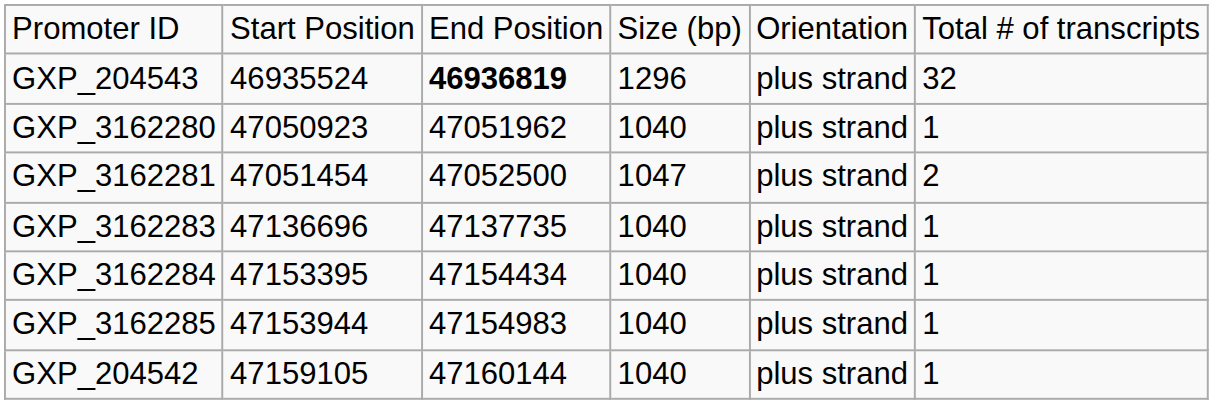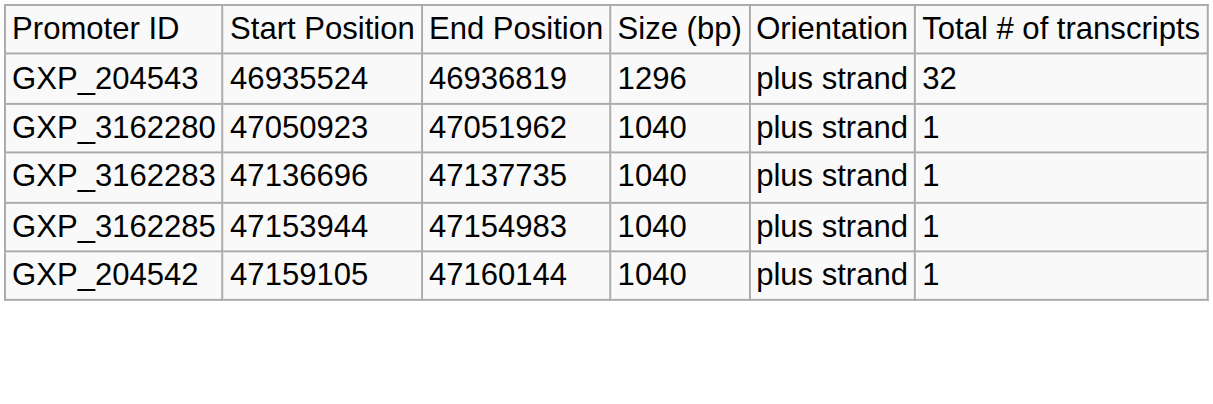(498, 78) bold -> (498, 78) normal
- row: (114, 176)
- row: (114, 275)
